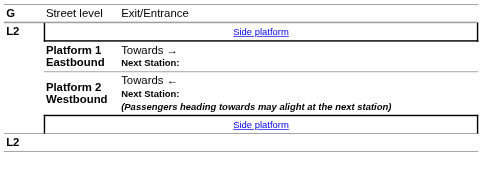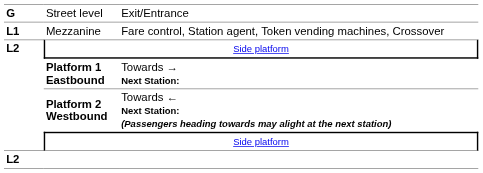+ row: (73, 31)
